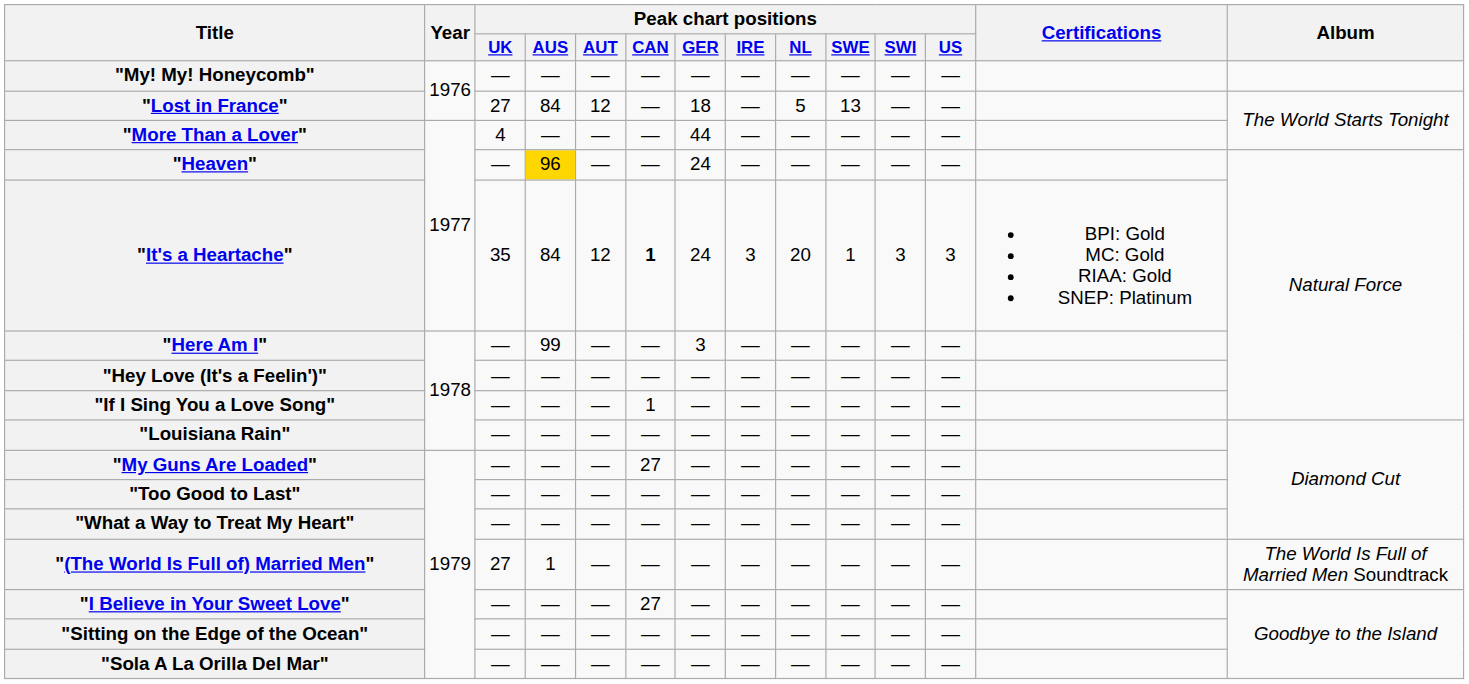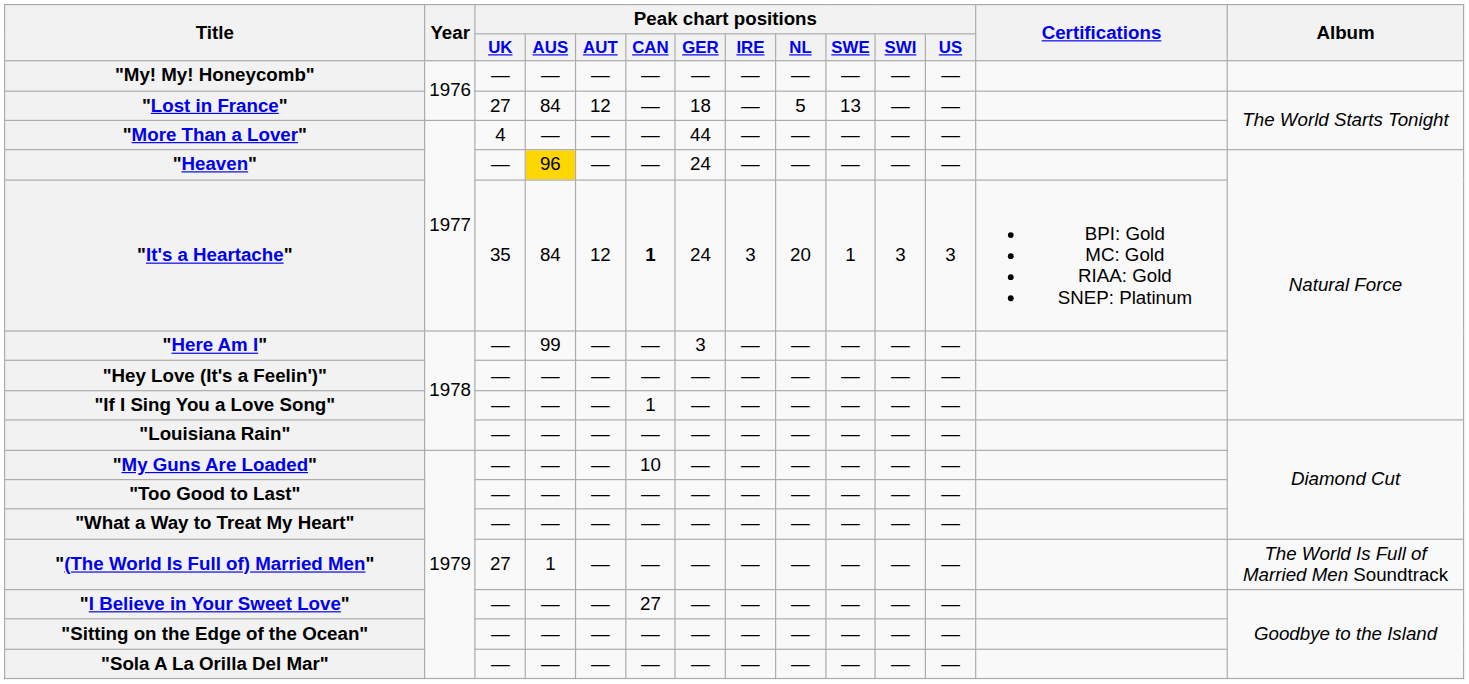(650, 464) 27 -> (650, 464) 10
